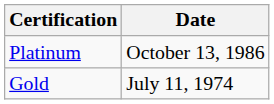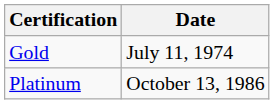rows swapped: (29, 83) <-> (45, 51)
